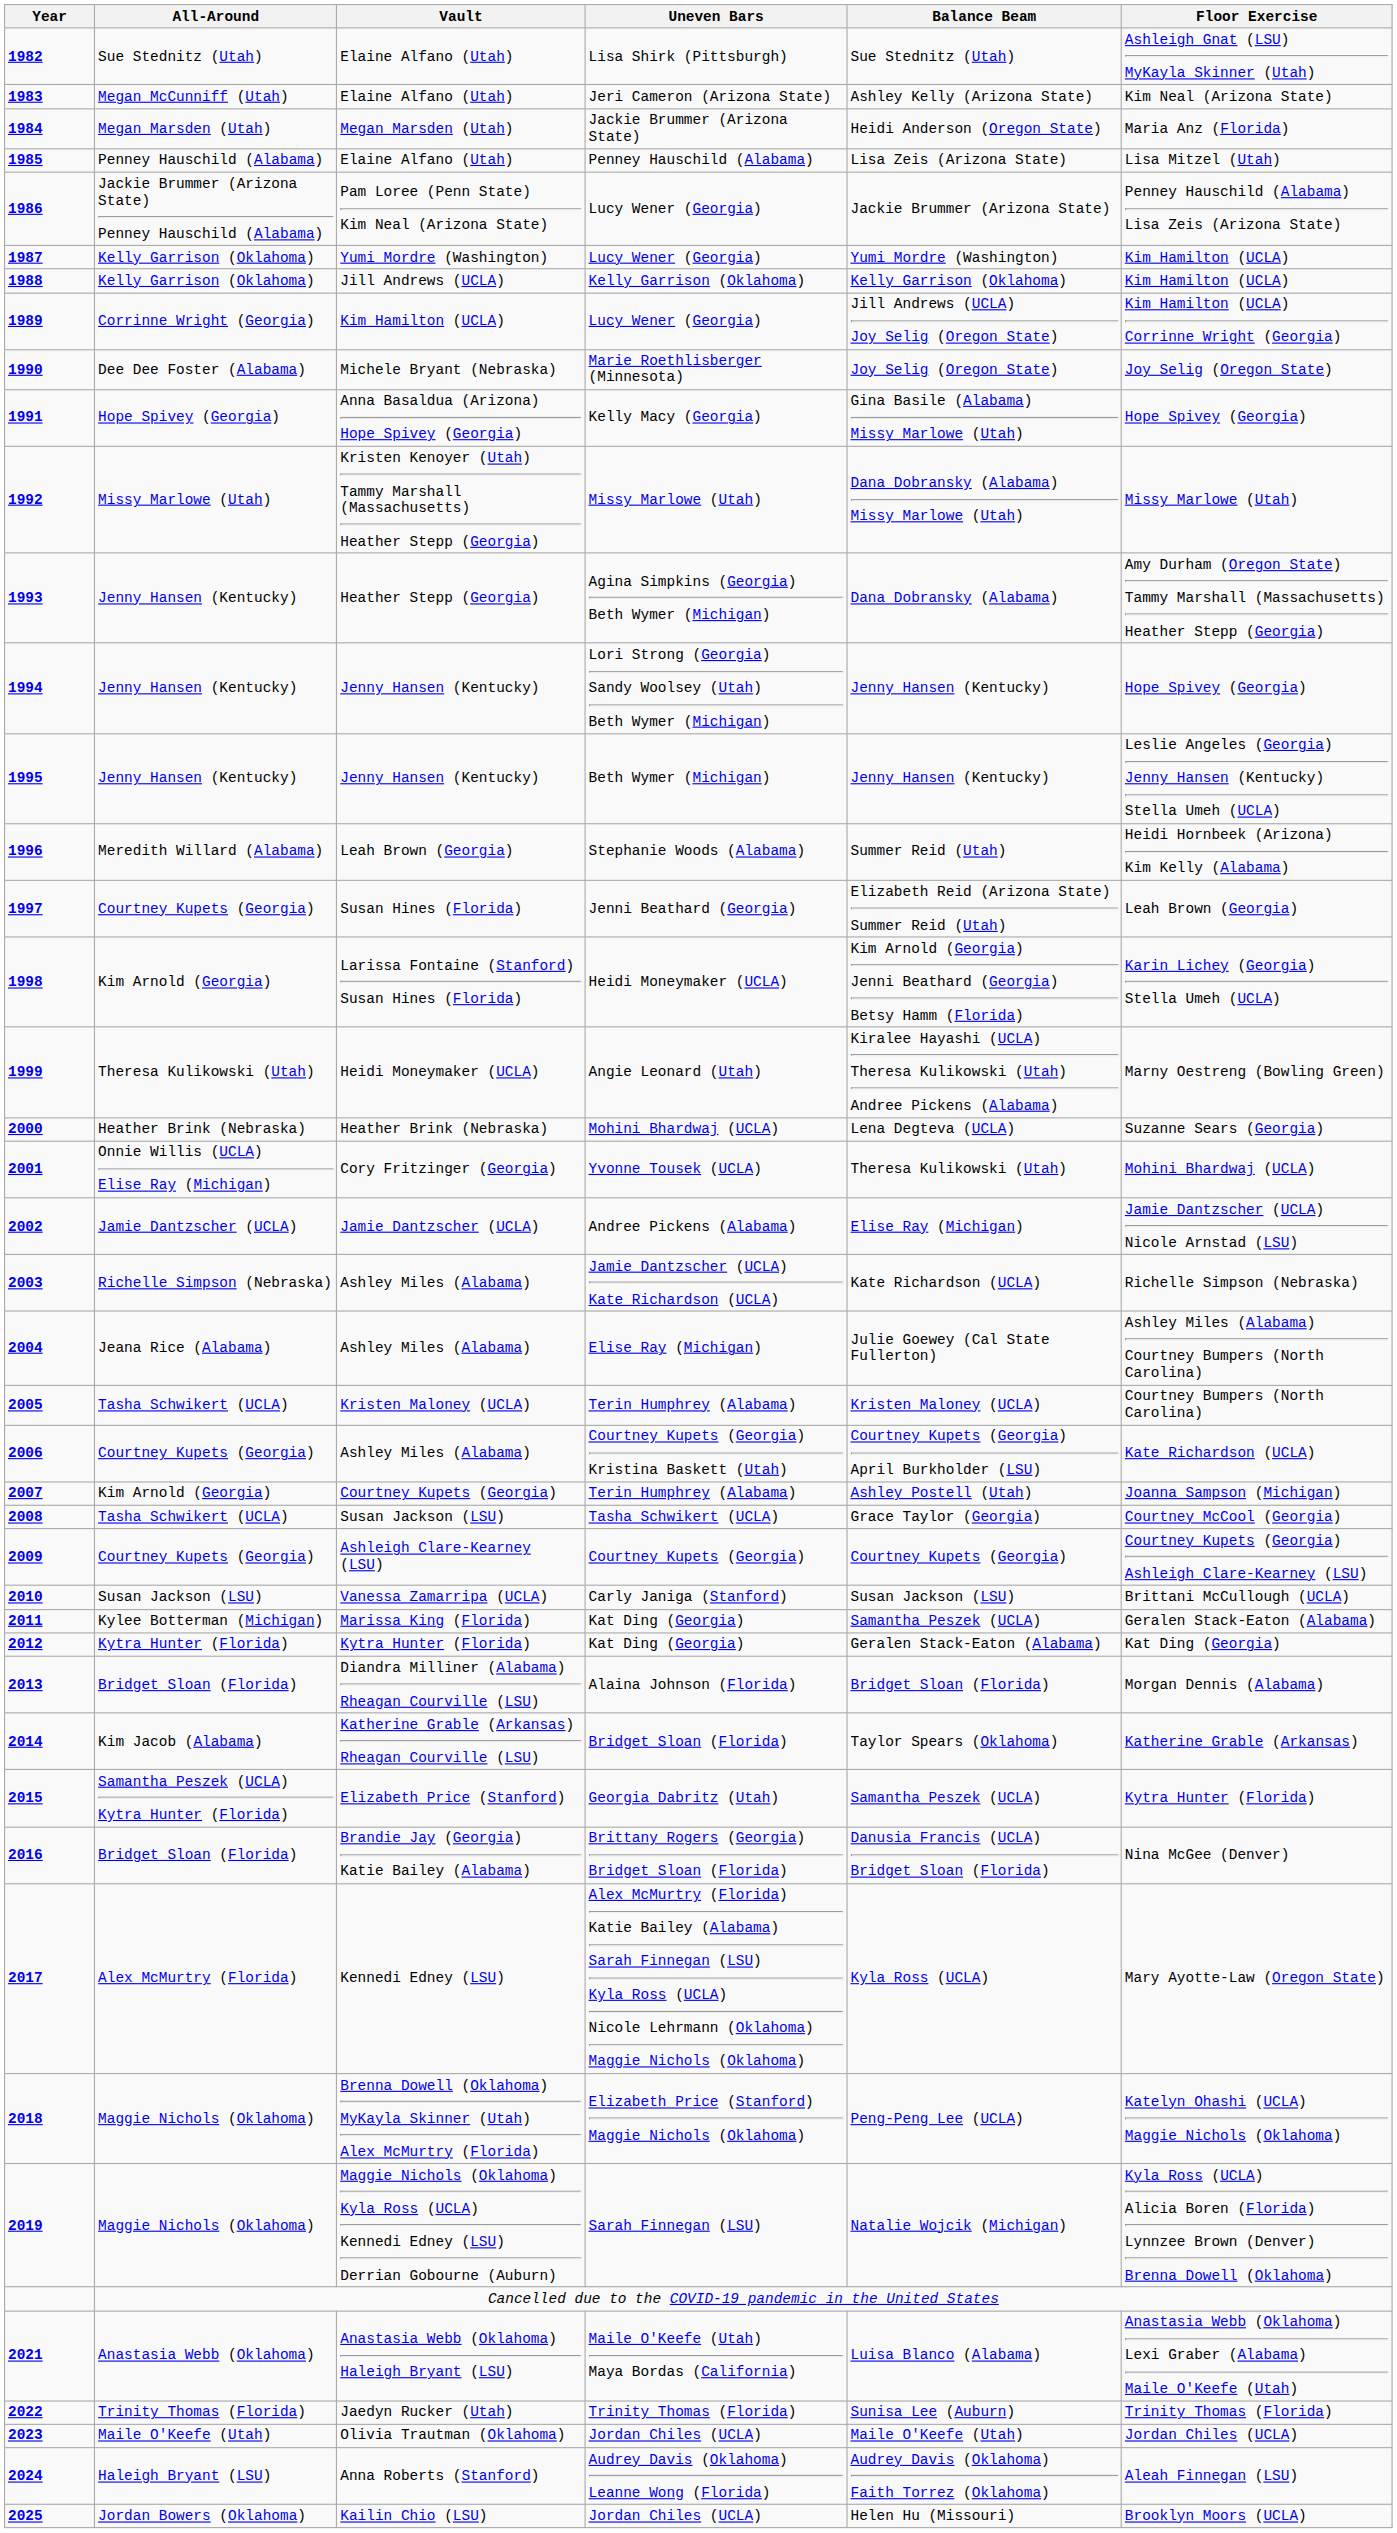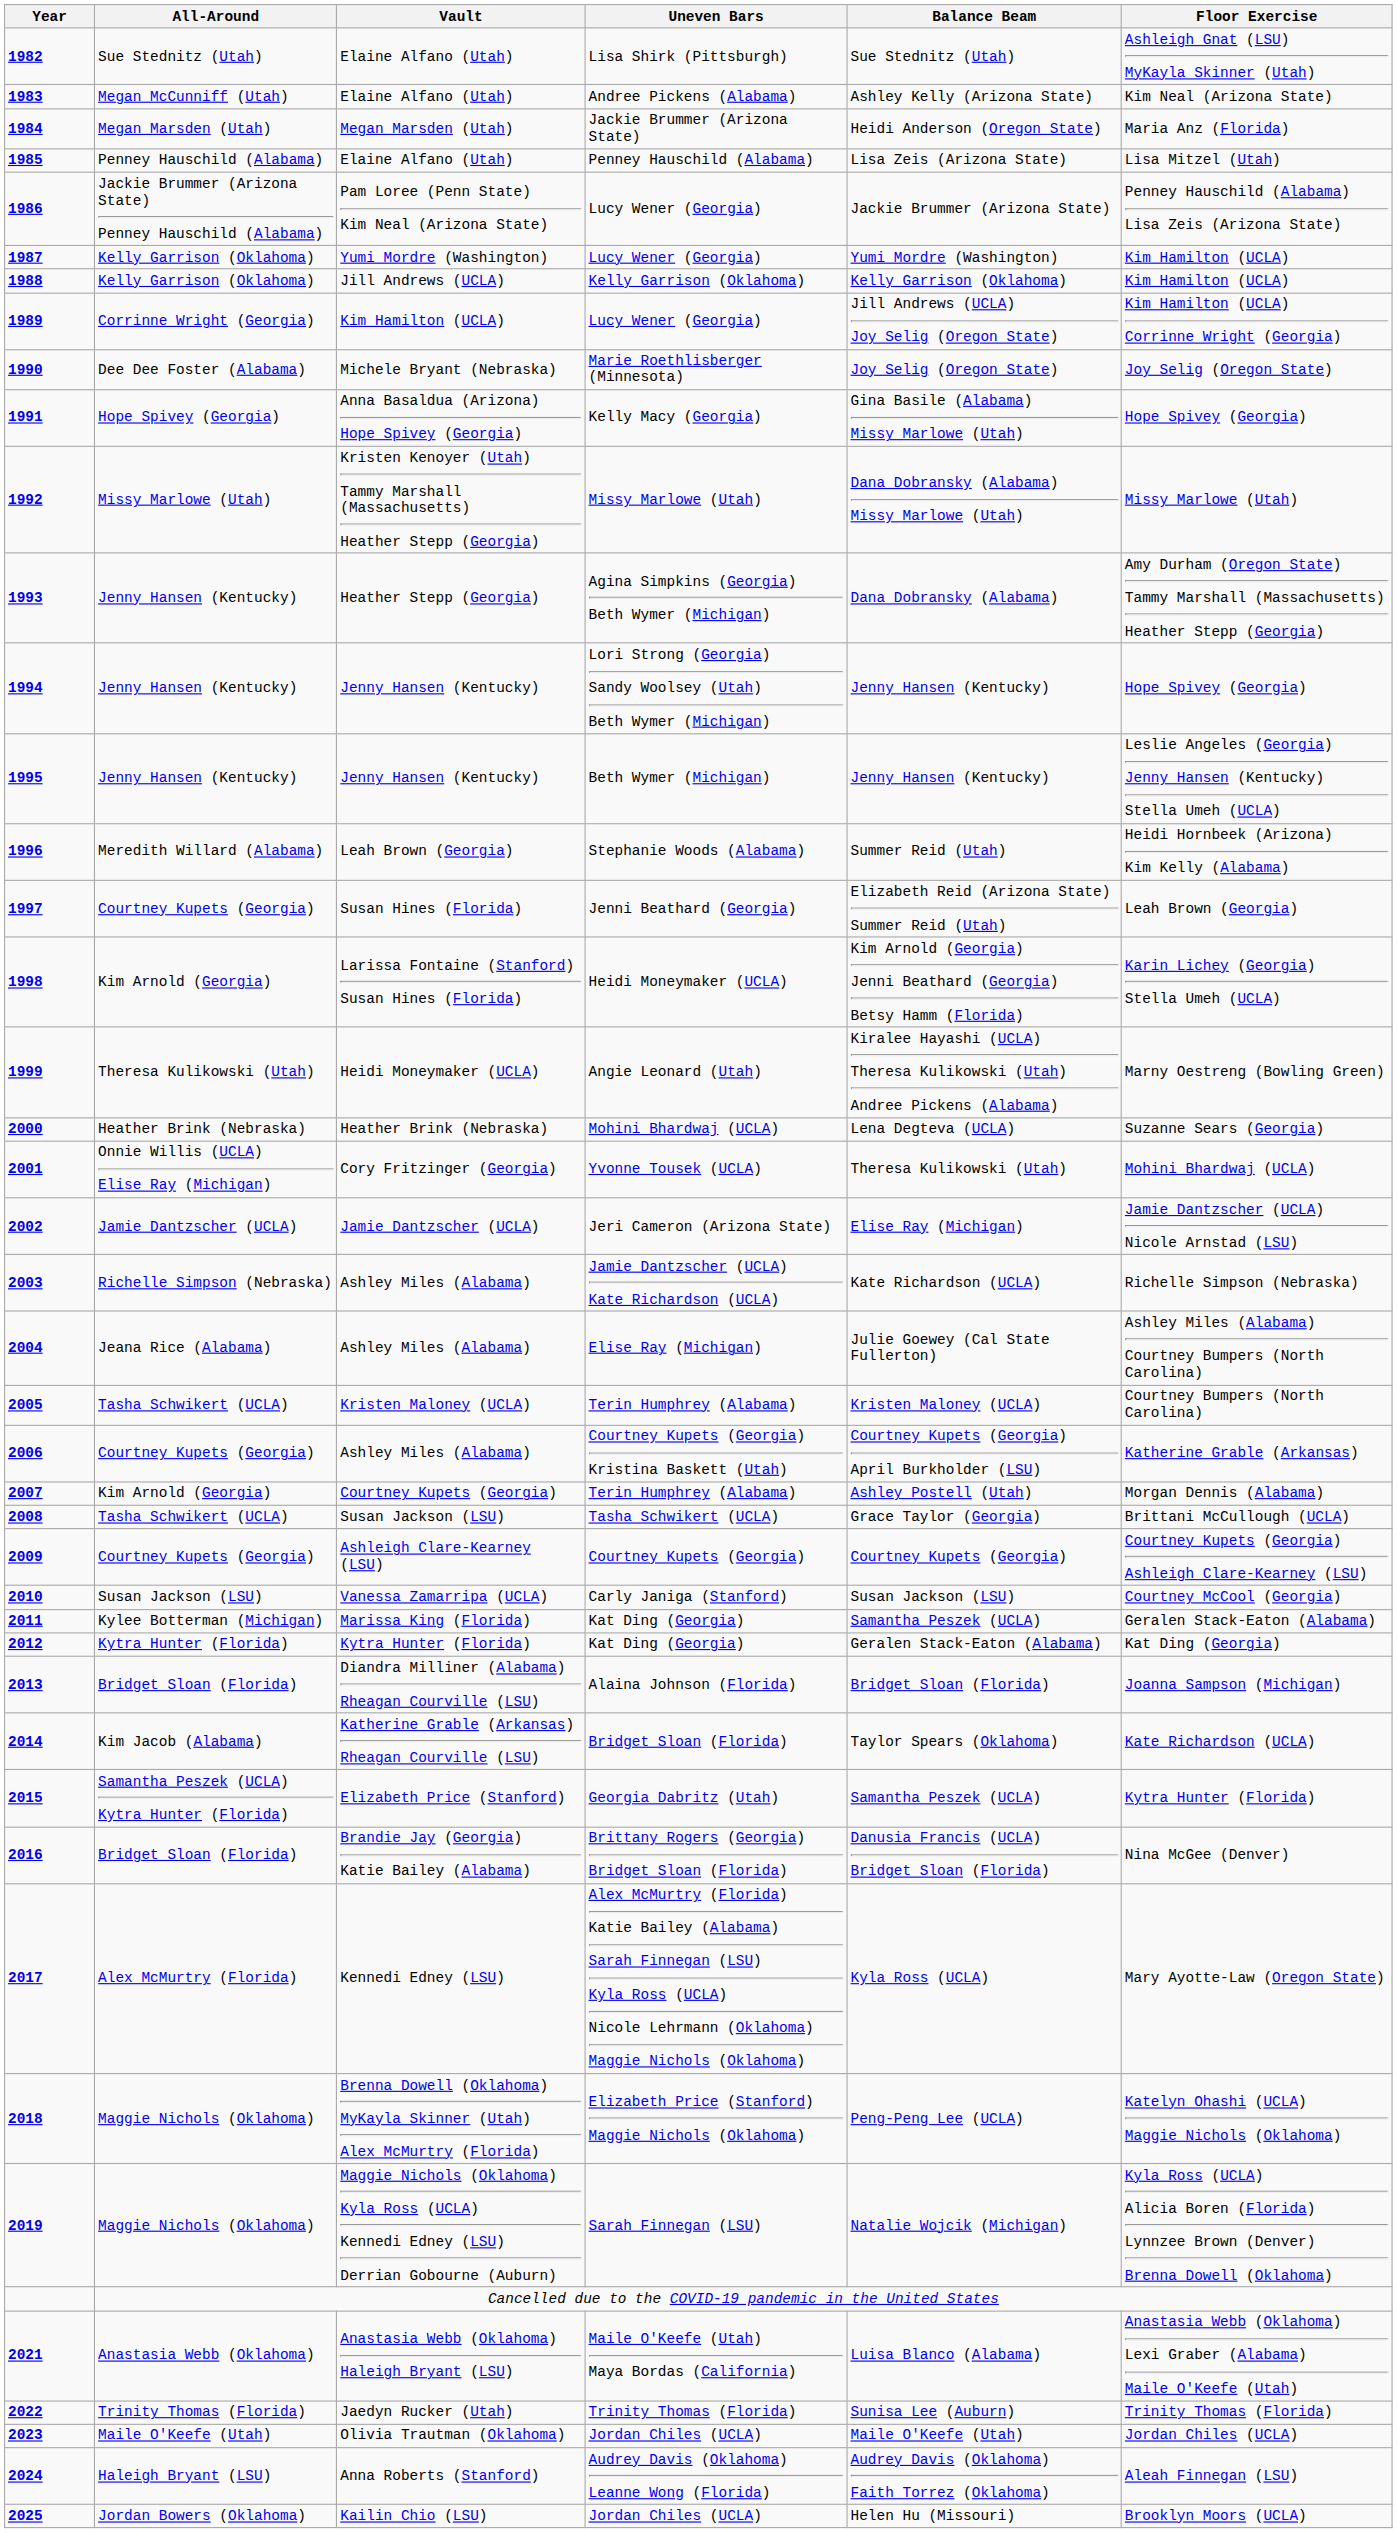(710, 97) Jeri Cameron (Arizona State) -> (692, 97) Andree Pickens (Alabama)
(692, 1226) Andree Pickens (Alabama) -> (710, 1226) Jeri Cameron (Arizona State)
(1220, 1453) Kate Richardson (UCLA) -> (1242, 1453) Katherine Grable (Arkansas)
(1233, 1494) Joanna Sampson (Michigan) -> (1224, 1494) Morgan Dennis (Alabama)
(1233, 1517) Courtney McCool (Georgia) -> (1237, 1517) Brittani McCullough (UCLA)
(1237, 1597) Brittani McCullough (UCLA) -> (1233, 1597) Courtney McCool (Georgia)
(1224, 1685) Morgan Dennis (Alabama) -> (1233, 1685) Joanna Sampson (Michigan)
(1242, 1741) Katherine Grable (Arkansas) -> (1220, 1741) Kate Richardson (UCLA)
